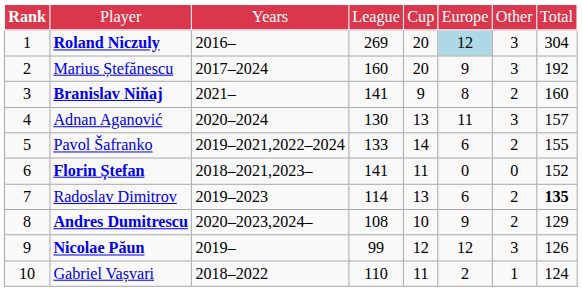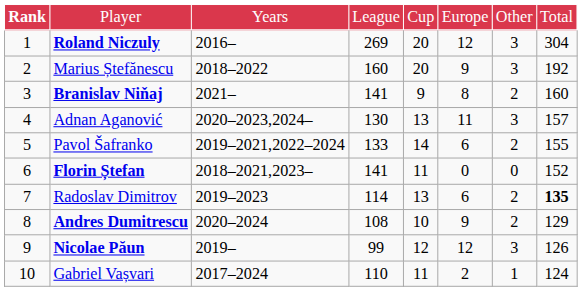(465, 42) lightblue background -> (465, 42) no background
(232, 68) 2017–2024 -> (232, 68) 2018–2022
(232, 119) 2020–2024 -> (254, 119) 2020–2023,2024–
(254, 222) 2020–2023,2024– -> (232, 222) 2020–2024
(232, 273) 2018–2022 -> (232, 273) 2017–2024
